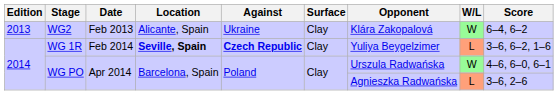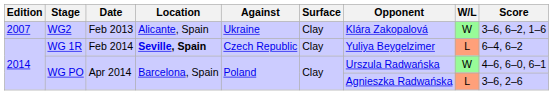(19, 29) 2013 -> (19, 29) 2007
(507, 29) 6–4, 6–2 -> (514, 29) 3–6, 6–2, 1–6
(263, 46) bold -> (260, 46) normal
(519, 46) 3–6, 6–2, 1–6 -> (502, 46) 6–4, 6–2
